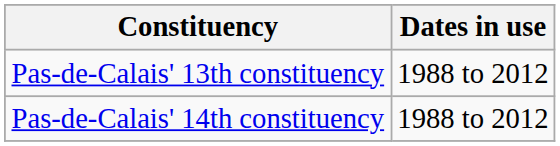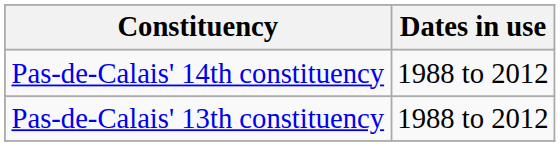rows swapped: (198, 72) <-> (198, 118)
